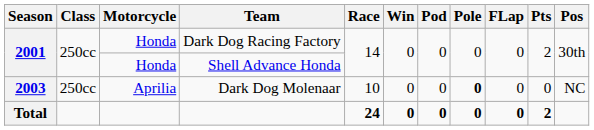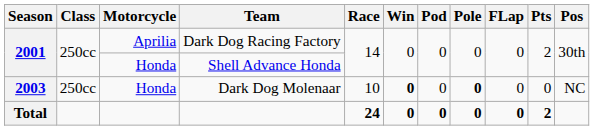(156, 40) Honda -> (155, 40) Aprilia
(155, 88) Aprilia -> (156, 88) Honda
(411, 88) normal -> (411, 88) bold
